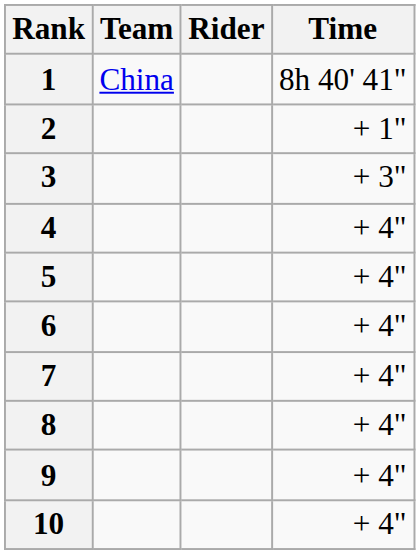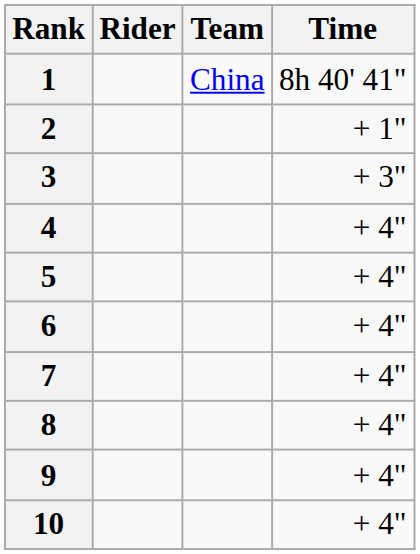columns swapped: (226, 29) <-> (137, 29)
